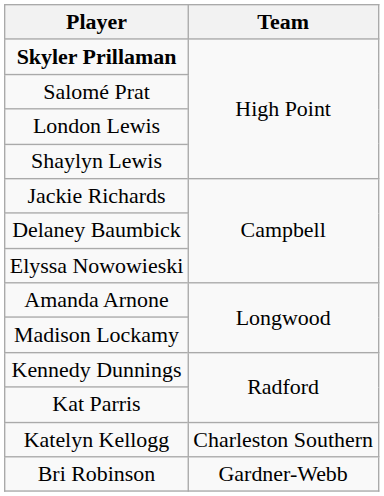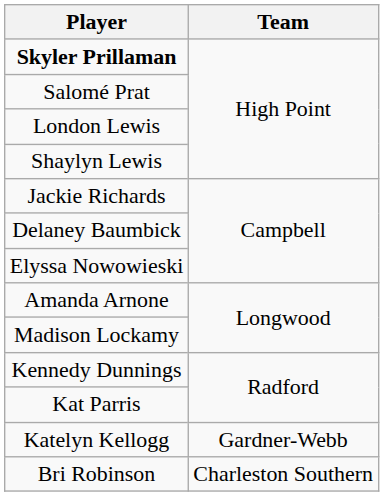(283, 439) Charleston Southern -> (283, 439) Gardner-Webb
(283, 473) Gardner-Webb -> (283, 473) Charleston Southern
